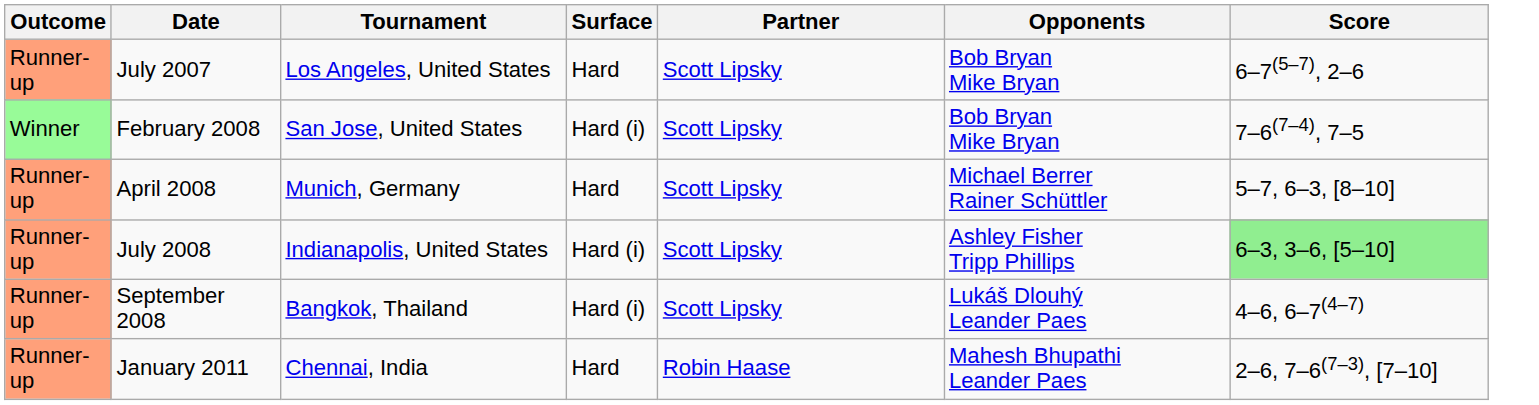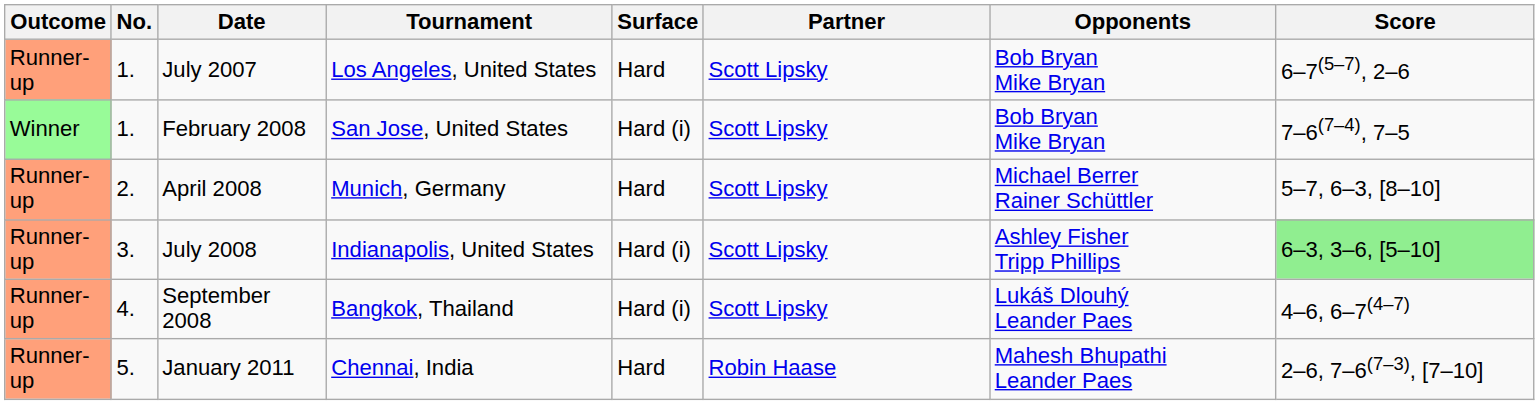+ column: (134, 22)
